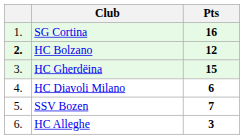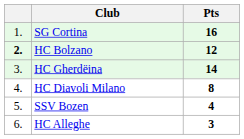(211, 69) 15 -> (211, 69) 14
(211, 87) 6 -> (211, 87) 8
(211, 106) 7 -> (211, 106) 4
